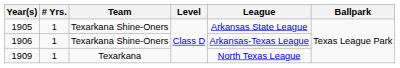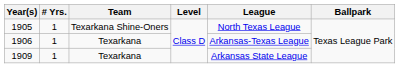(259, 27) Arkansas State League -> (259, 27) North Texas League
(120, 41) Texarkana Shine-Oners -> (120, 41) Texarkana
(259, 56) North Texas League -> (259, 56) Arkansas State League
